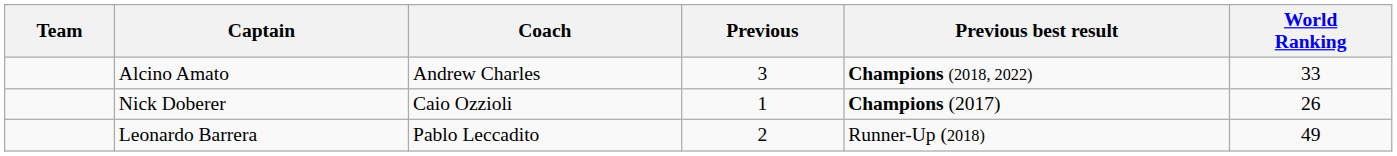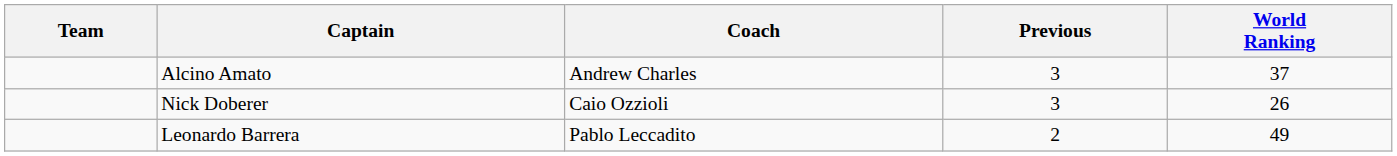- column: (1037, 30)
(1311, 72) 33 -> (1280, 72) 37
(762, 103) 1 -> (1055, 103) 3
